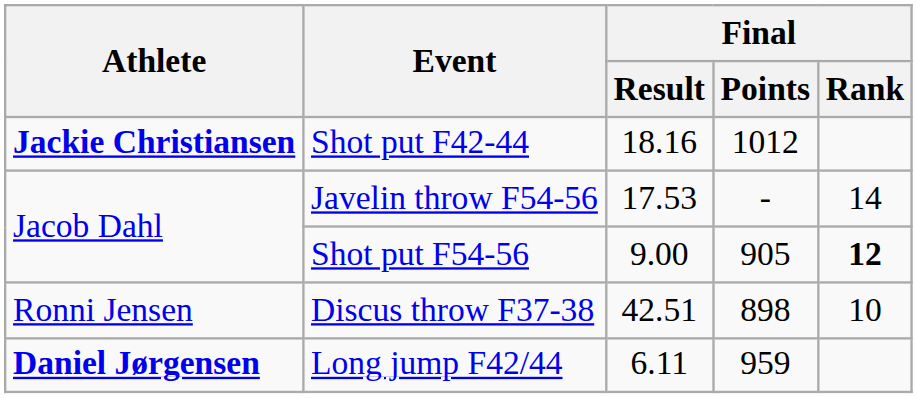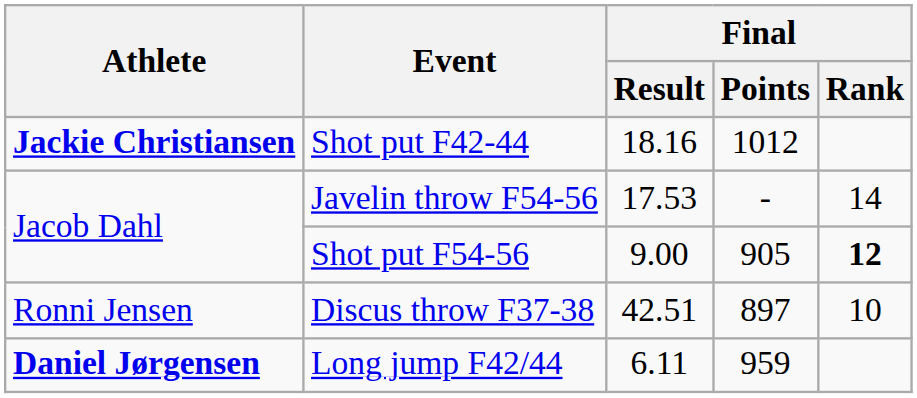(765, 309) 898 -> (765, 309) 897
